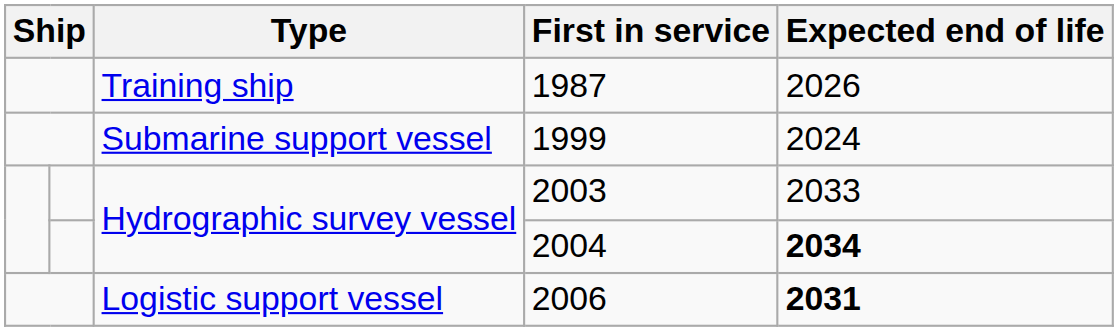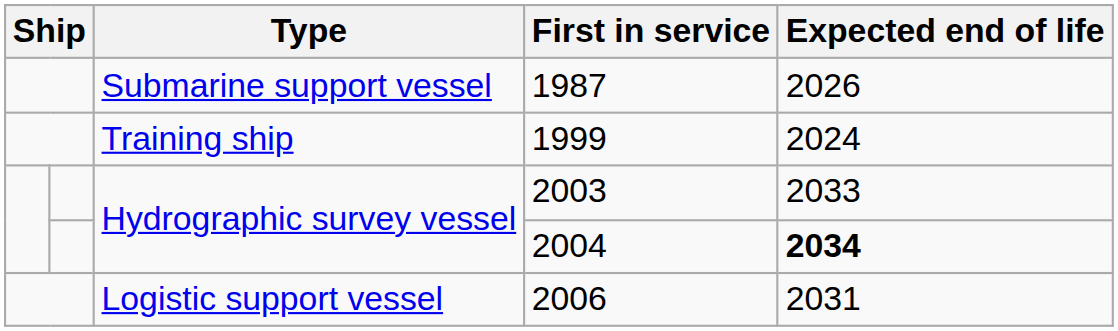(198, 84) Training ship -> (297, 84) Submarine support vessel
(297, 138) Submarine support vessel -> (198, 138) Training ship
(823, 298) bold -> (823, 298) normal
